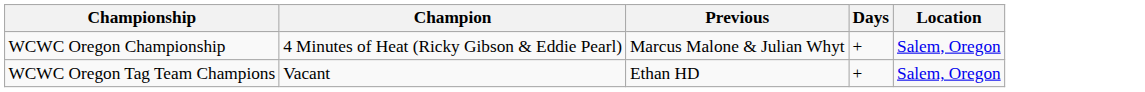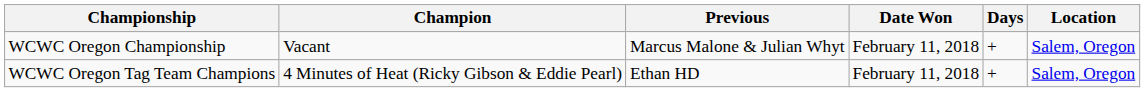+ column: (916, 18)
(453, 45) 4 Minutes of Heat (Ricky Gibson & Eddie Pearl) -> (307, 45) Vacant
(307, 73) Vacant -> (453, 73) 4 Minutes of Heat (Ricky Gibson & Eddie Pearl)
